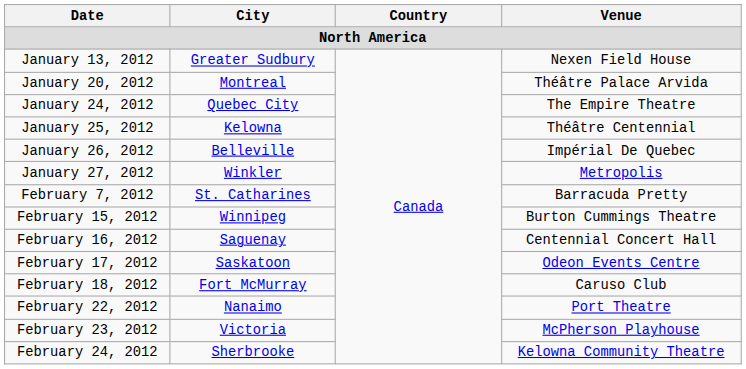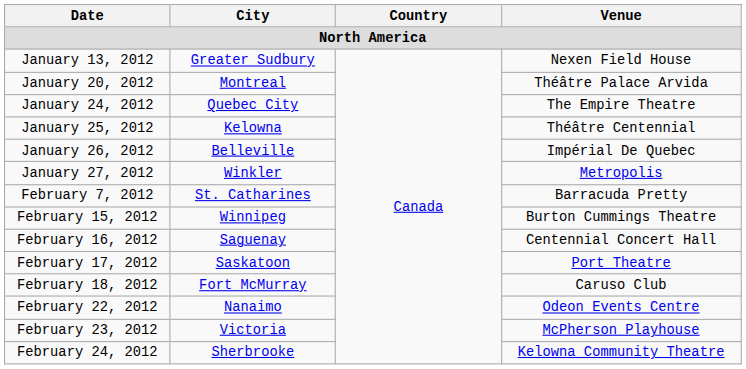(621, 263) Odeon Events Centre -> (621, 263) Port Theatre
(621, 308) Port Theatre -> (621, 308) Odeon Events Centre
